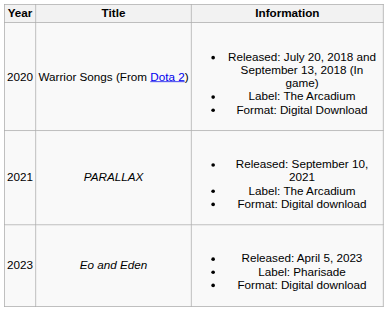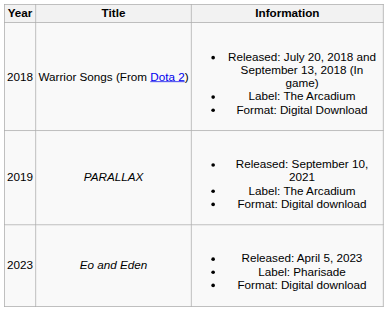(20, 76) 2020 -> (20, 76) 2018
(20, 177) 2021 -> (20, 177) 2019
